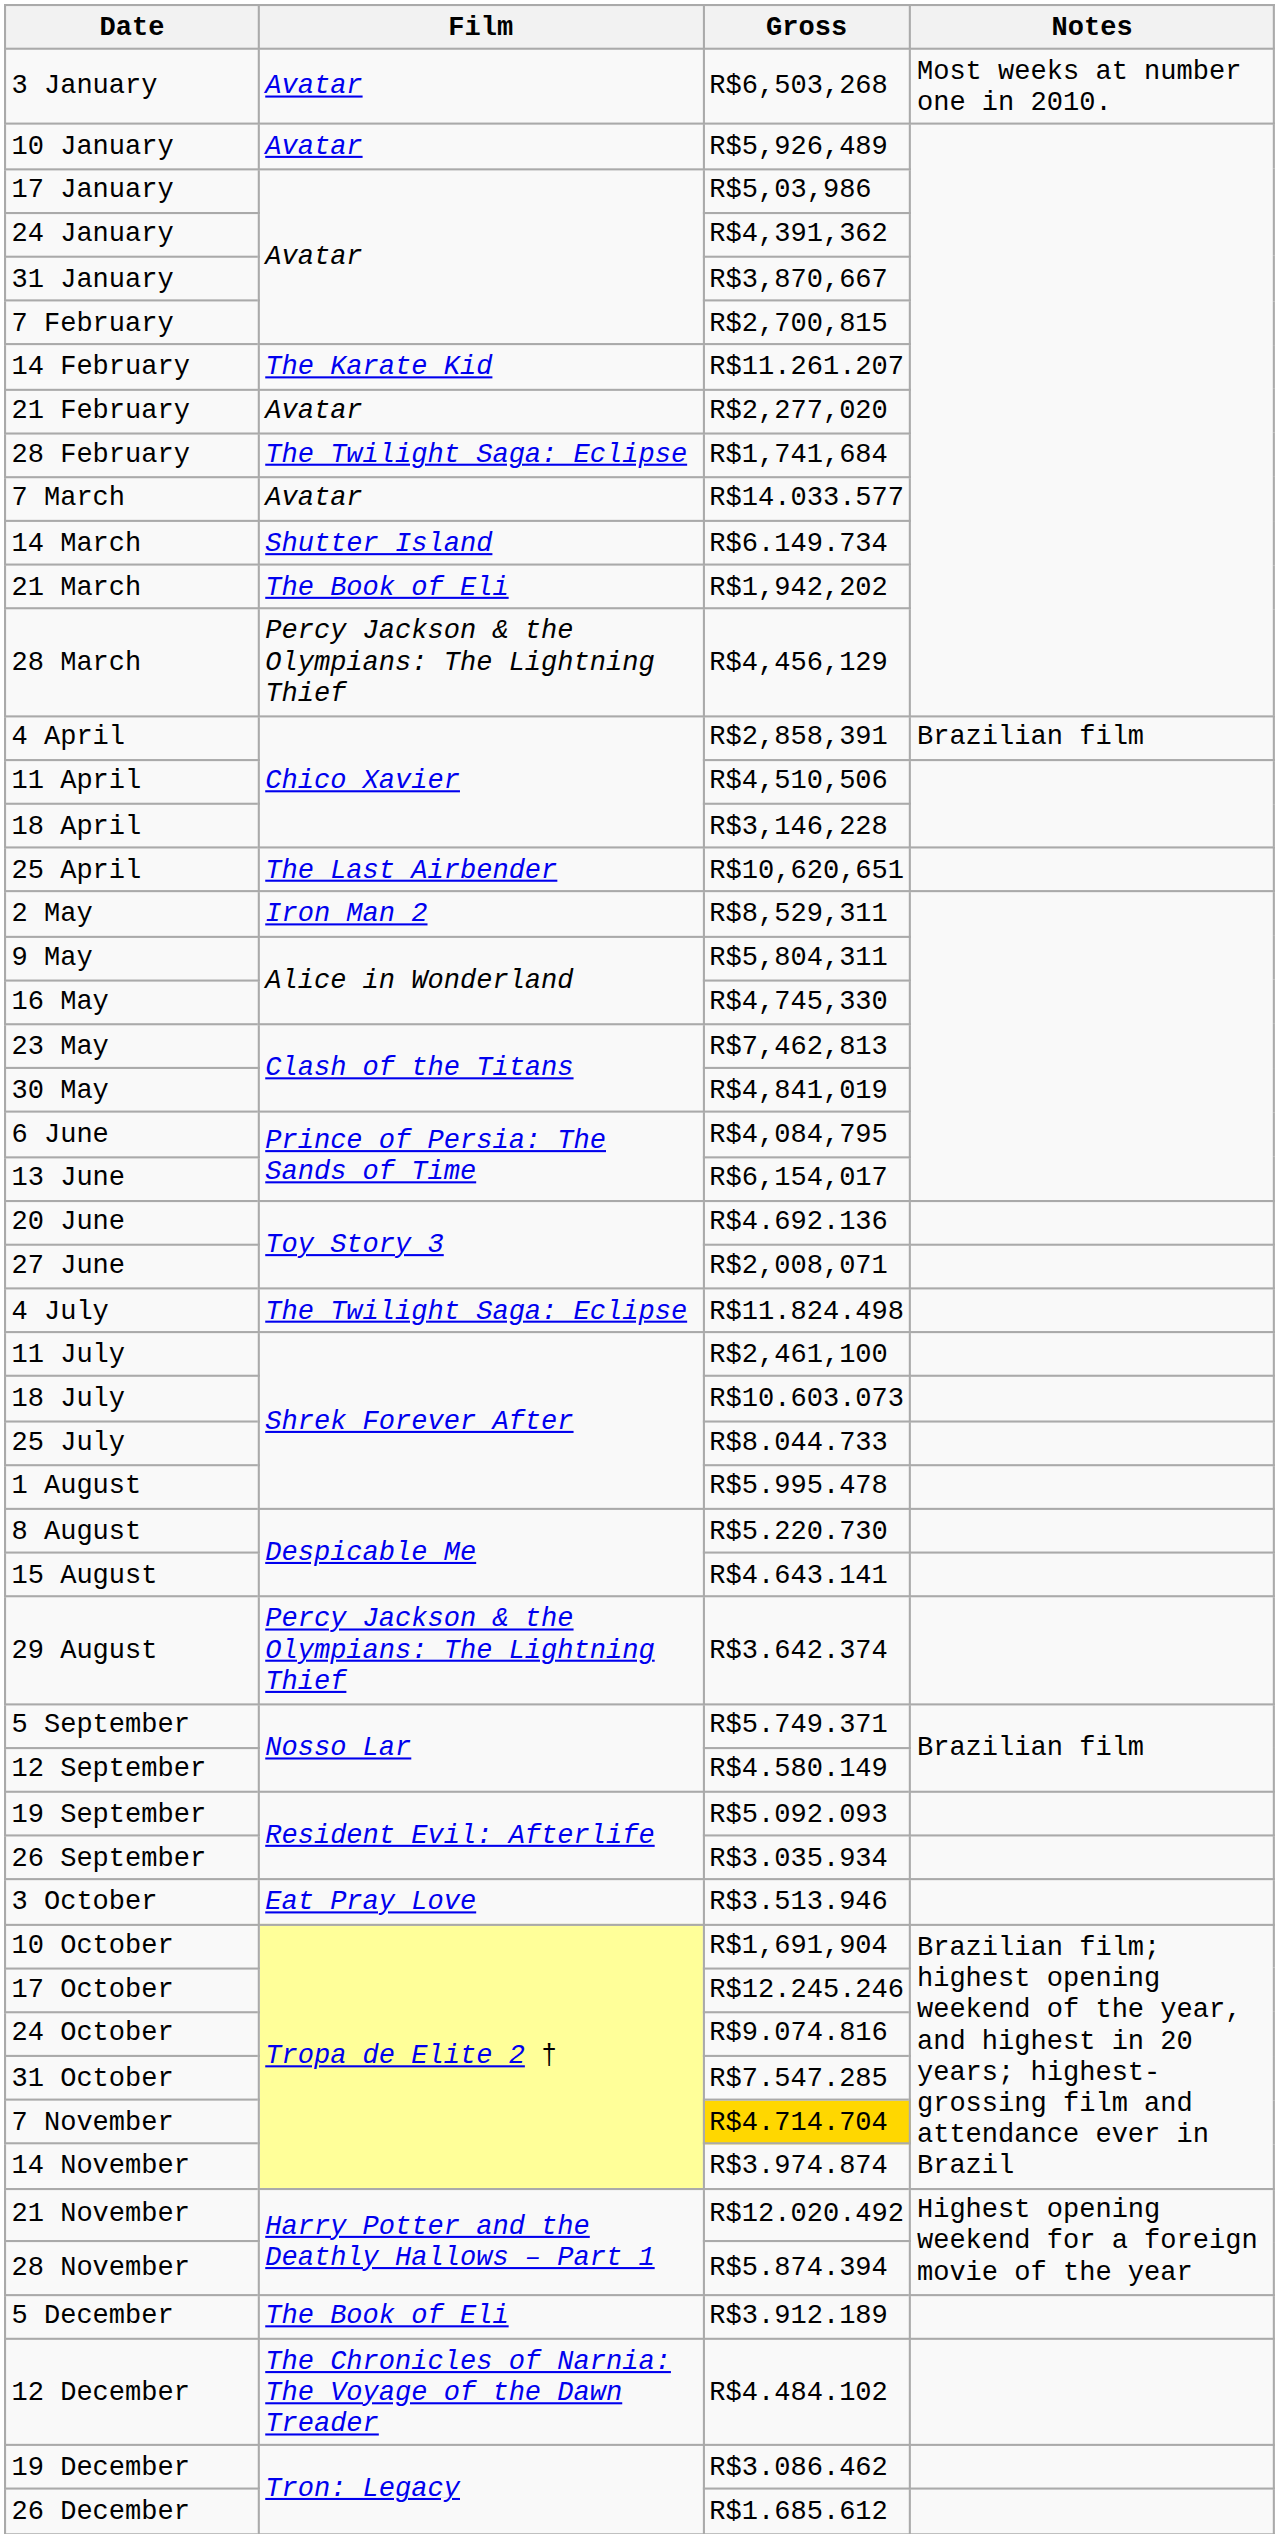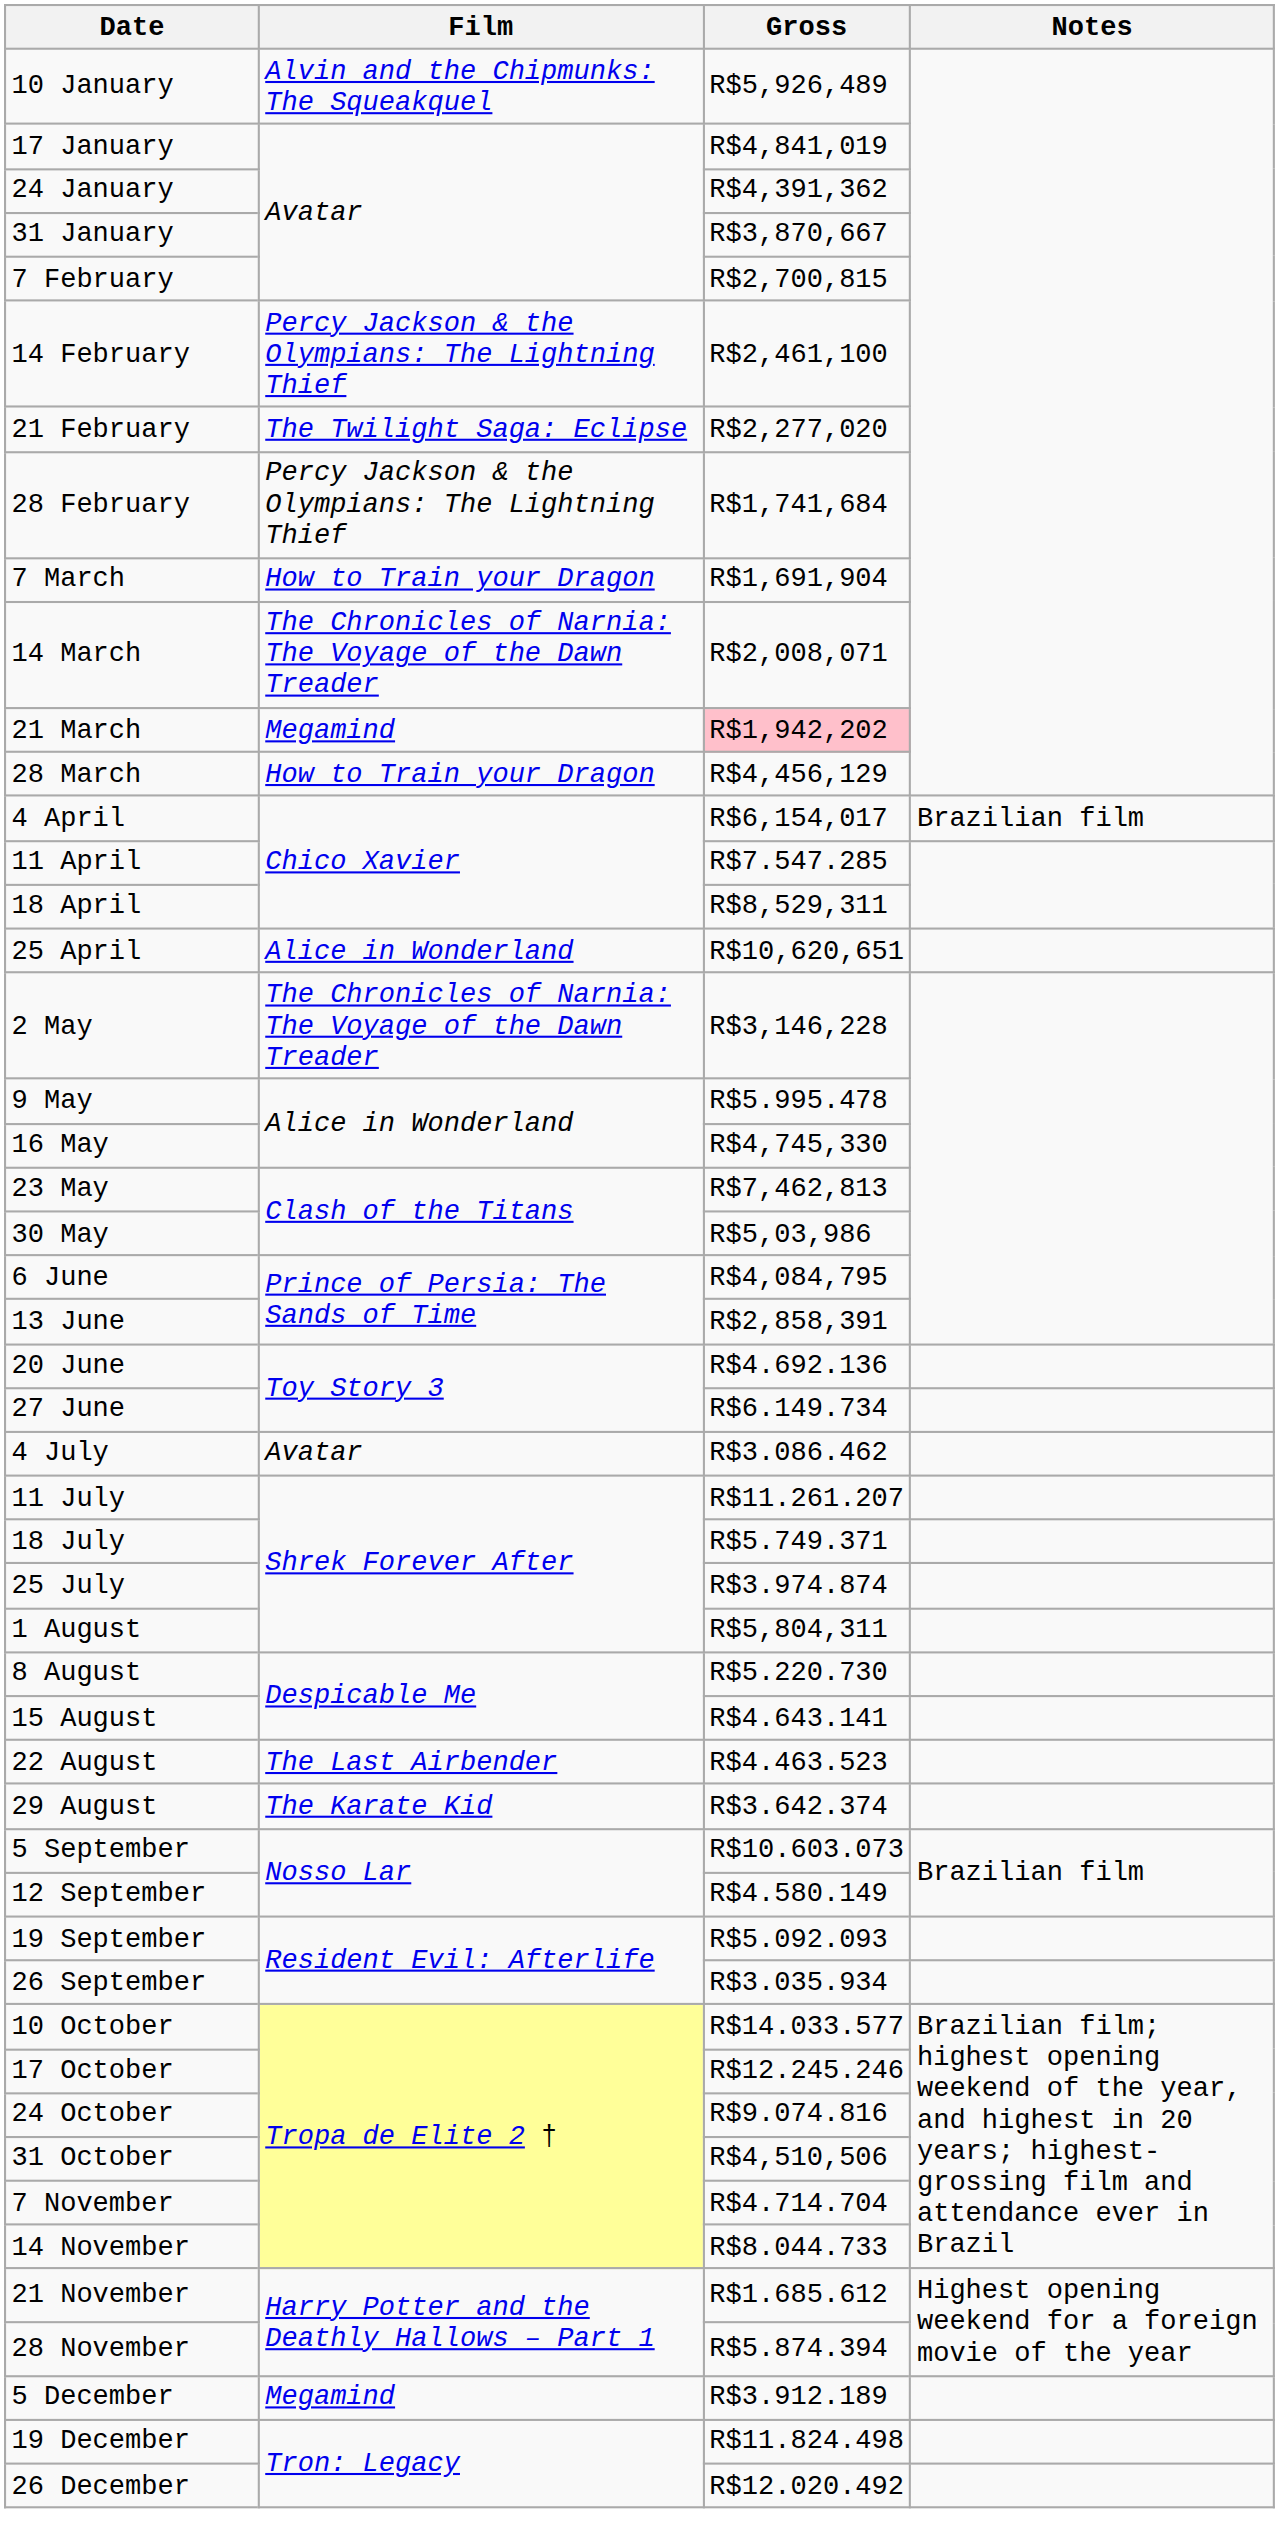- row: (85, 87)
(314, 146) Avatar -> (460, 87) Alvin and the Chipmunks: The Squeakquel
(790, 190) R$5,03,986 -> (799, 146) R$4,841,019
(379, 367) The Karate Kid -> (460, 354) Percy Jackson & the Olympians: The Lightning Thief
(807, 367) R$11.261.207 -> (799, 354) R$2,461,100
(314, 411) Avatar -> (476, 429) The Twilight Saga: Eclipse
(476, 455) The Twilight Saga: Eclipse -> (460, 504) Percy Jackson & the Olympians: The Lightning Thief
(314, 499) Avatar -> (460, 580) How to Train your Dragon
(807, 499) R$14.033.577 -> (799, 580) R$1,691,904
(379, 543) Shutter Island -> (468, 655) The Chronicles of Narnia: The Voyage of the Dawn Treader
(799, 543) R$6.149.734 -> (799, 655) R$2,008,071
(387, 587) The Book of Eli -> (330, 730) Megamind
(799, 587) no background -> (799, 730) pink background
(460, 662) Percy Jackson & the Olympians: The Lightning Thief -> (460, 774) How to Train your Dragon
(799, 738) R$2,858,391 -> (799, 818) R$6,154,017
(799, 782) R$4,510,506 -> (799, 862) R$7.547.285
(799, 826) R$3,146,228 -> (799, 907) R$8,529,311
(411, 870) The Last Airbender -> (419, 951) Alice in Wonderland
(346, 914) Iron Man 2 -> (468, 1026) The Chronicles of Narnia: The Voyage of the Dawn Treader
(799, 914) R$8,529,311 -> (799, 1026) R$3,146,228
(799, 958) R$5,804,311 -> (799, 1101) R$5.995.478
(799, 1090) R$4,841,019 -> (790, 1233) R$5,03,986
(799, 1178) R$6,154,017 -> (799, 1321) R$2,858,391
(799, 1266) R$2,008,071 -> (799, 1410) R$6.149.734
(476, 1311) The Twilight Saga: Eclipse -> (314, 1454) Avatar
(807, 1311) R$11.824.498 -> (799, 1454) R$3.086.462
(799, 1355) R$2,461,100 -> (807, 1498) R$11.261.207
(807, 1399) R$10.603.073 -> (799, 1542) R$5.749.371
(799, 1443) R$8.044.733 -> (799, 1586) R$3.974.874
(799, 1487) R$5.995.478 -> (799, 1630) R$5,804,311
+ row: (85, 1762)
(460, 1650) Percy Jackson & the Olympians: The Lightning Thief -> (379, 1806) The Karate Kid
(799, 1726) R$5.749.371 -> (807, 1850) R$10.603.073
- row: (85, 1902)
(799, 1946) R$1,691,904 -> (807, 2027) R$14.033.577
(799, 2078) R$7.547.285 -> (799, 2159) R$4,510,506
(799, 2122) gold background -> (799, 2203) no background
(799, 2166) R$3.974.874 -> (799, 2247) R$8.044.733
(807, 2215) R$12.020.492 -> (799, 2296) R$1.685.612
(387, 2317) The Book of Eli -> (330, 2397) Megamind
- row: (101, 2392)
(799, 2467) R$3.086.462 -> (807, 2442) R$11.824.498
(799, 2511) R$1.685.612 -> (807, 2486) R$12.020.492
